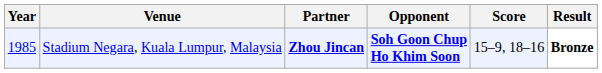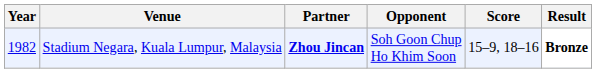(22, 48) 1985 -> (22, 48) 1982
(419, 48) bold -> (416, 48) normal
